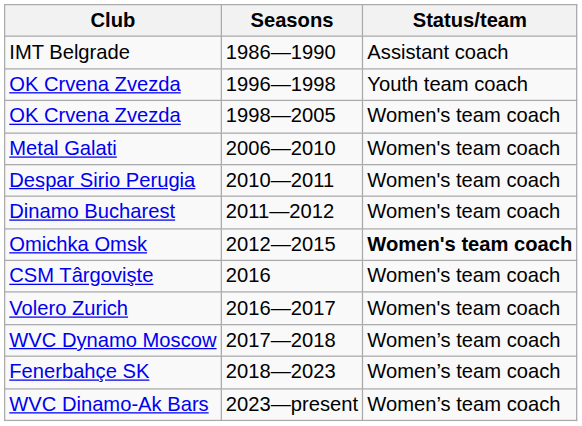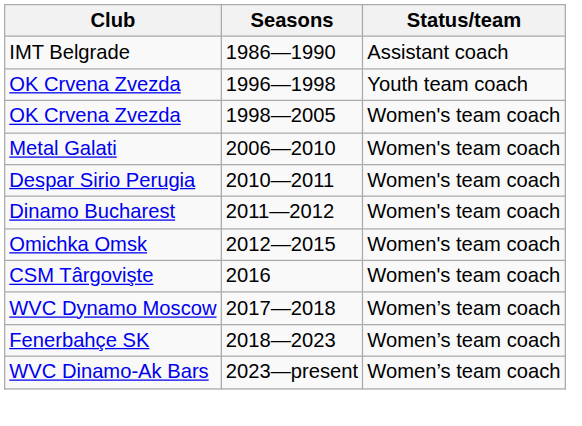(470, 244) bold -> (464, 244) normal
- row: (69, 308)
